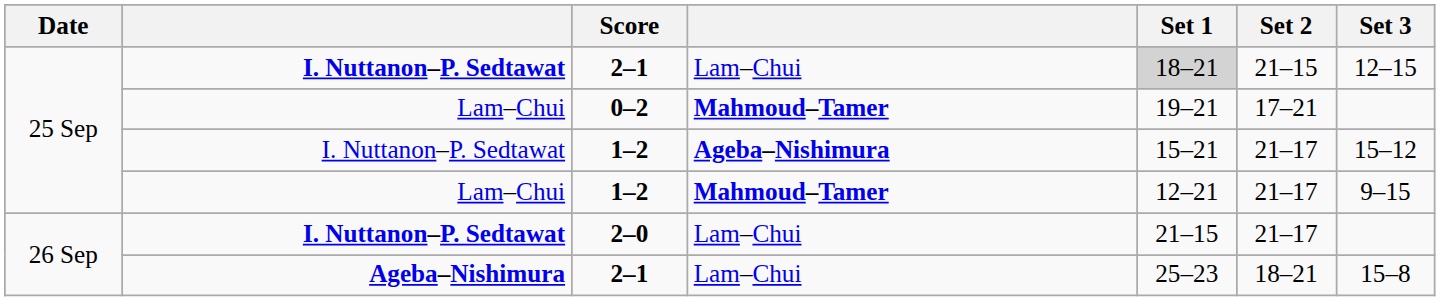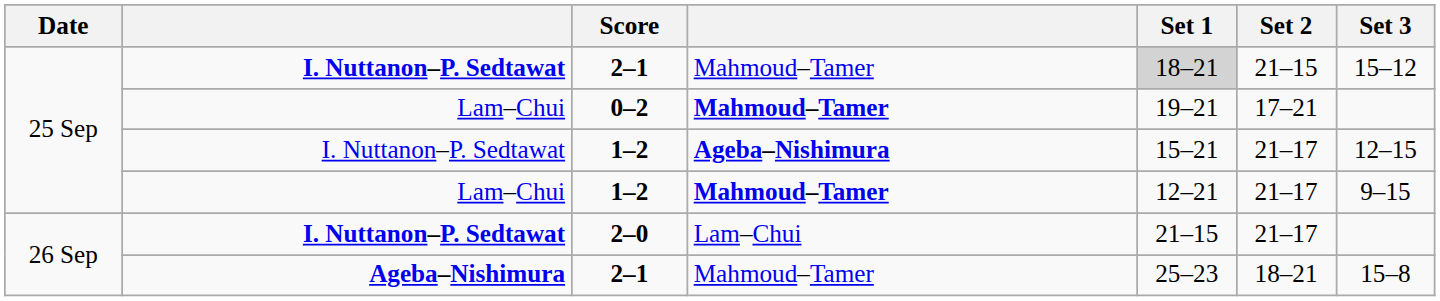(748, 67) Lam–Chui -> (784, 67) Mahmoud–Tamer
(1385, 67) 12–15 -> (1385, 67) 15–12
(1385, 150) 15–12 -> (1385, 150) 12–15
(748, 275) Lam–Chui -> (784, 275) Mahmoud–Tamer
